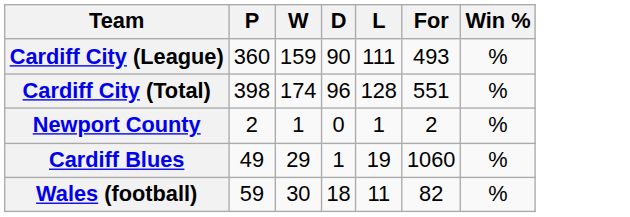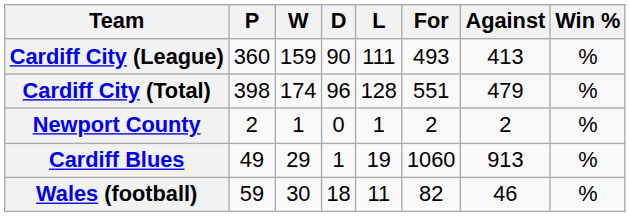+ column: (505, 21)
